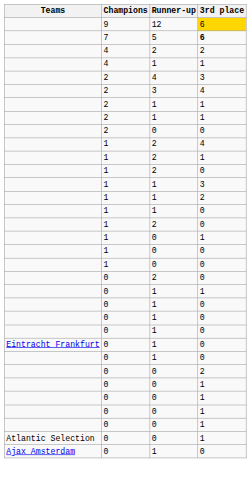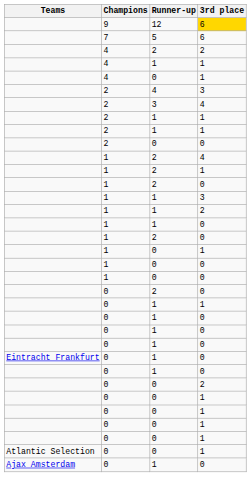(202, 38) bold -> (202, 38) normal
+ row: (106, 78)
